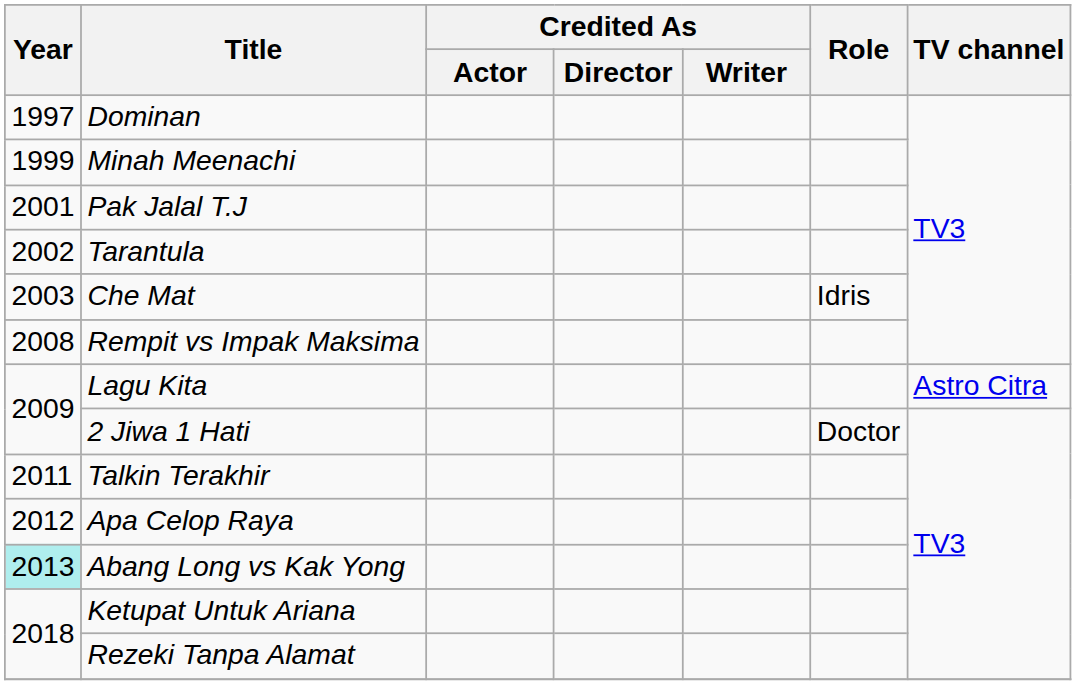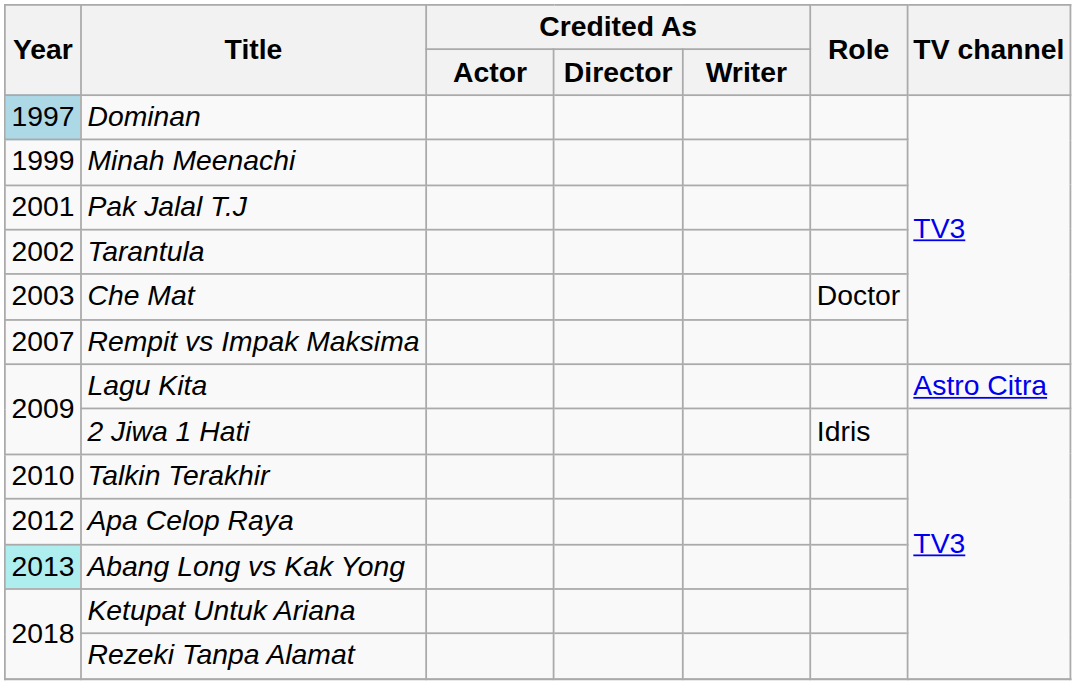(43, 116) no background -> (43, 116) lightblue background
(844, 296) Idris -> (859, 296) Doctor
(43, 341) 2008 -> (43, 341) 2007
(859, 431) Doctor -> (844, 431) Idris
(42, 476) 2011 -> (43, 476) 2010
